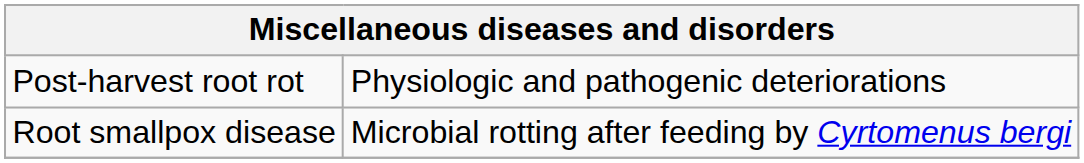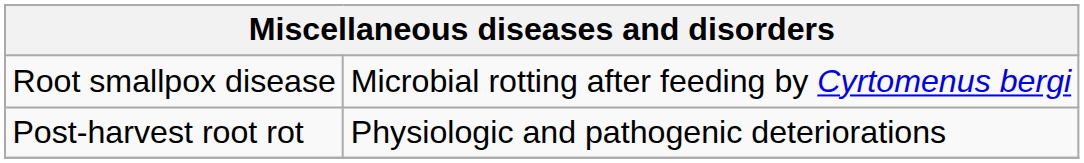rows swapped: (158, 81) <-> (174, 132)
